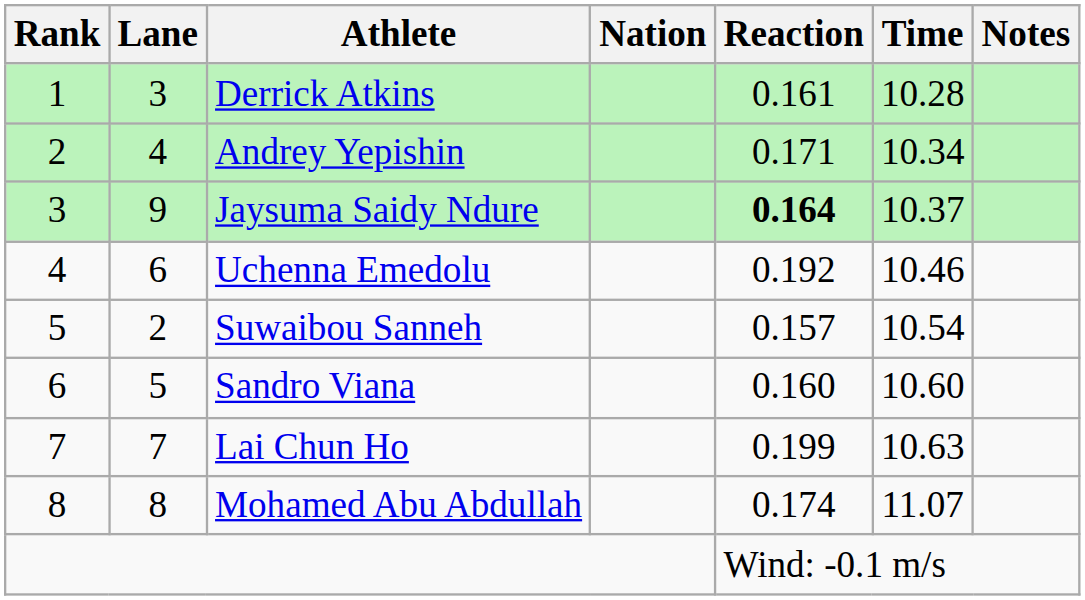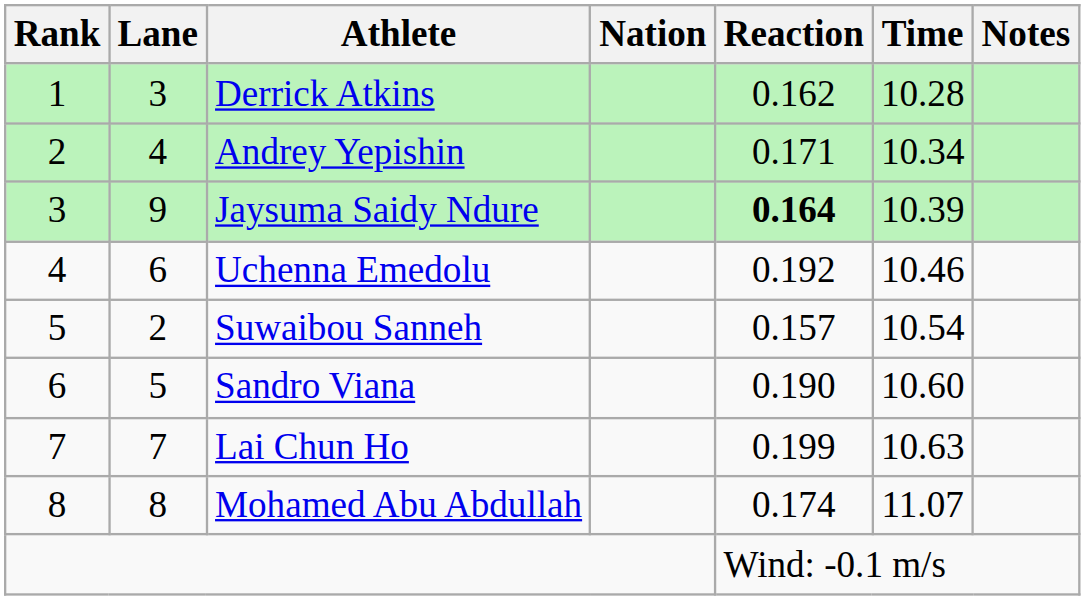(794, 92) 0.161 -> (794, 92) 0.162
(923, 210) 10.37 -> (923, 210) 10.39
(794, 387) 0.160 -> (794, 387) 0.190
